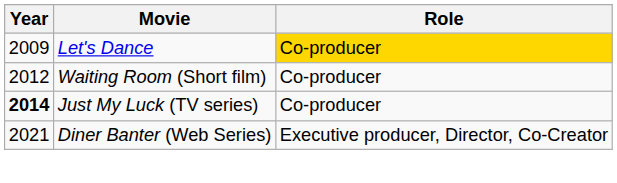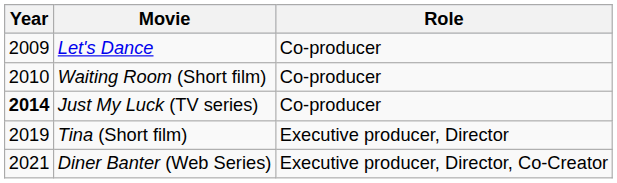(330, 47) gold background -> (330, 47) no background
(29, 76) 2012 -> (29, 76) 2010
+ row: (123, 134)
